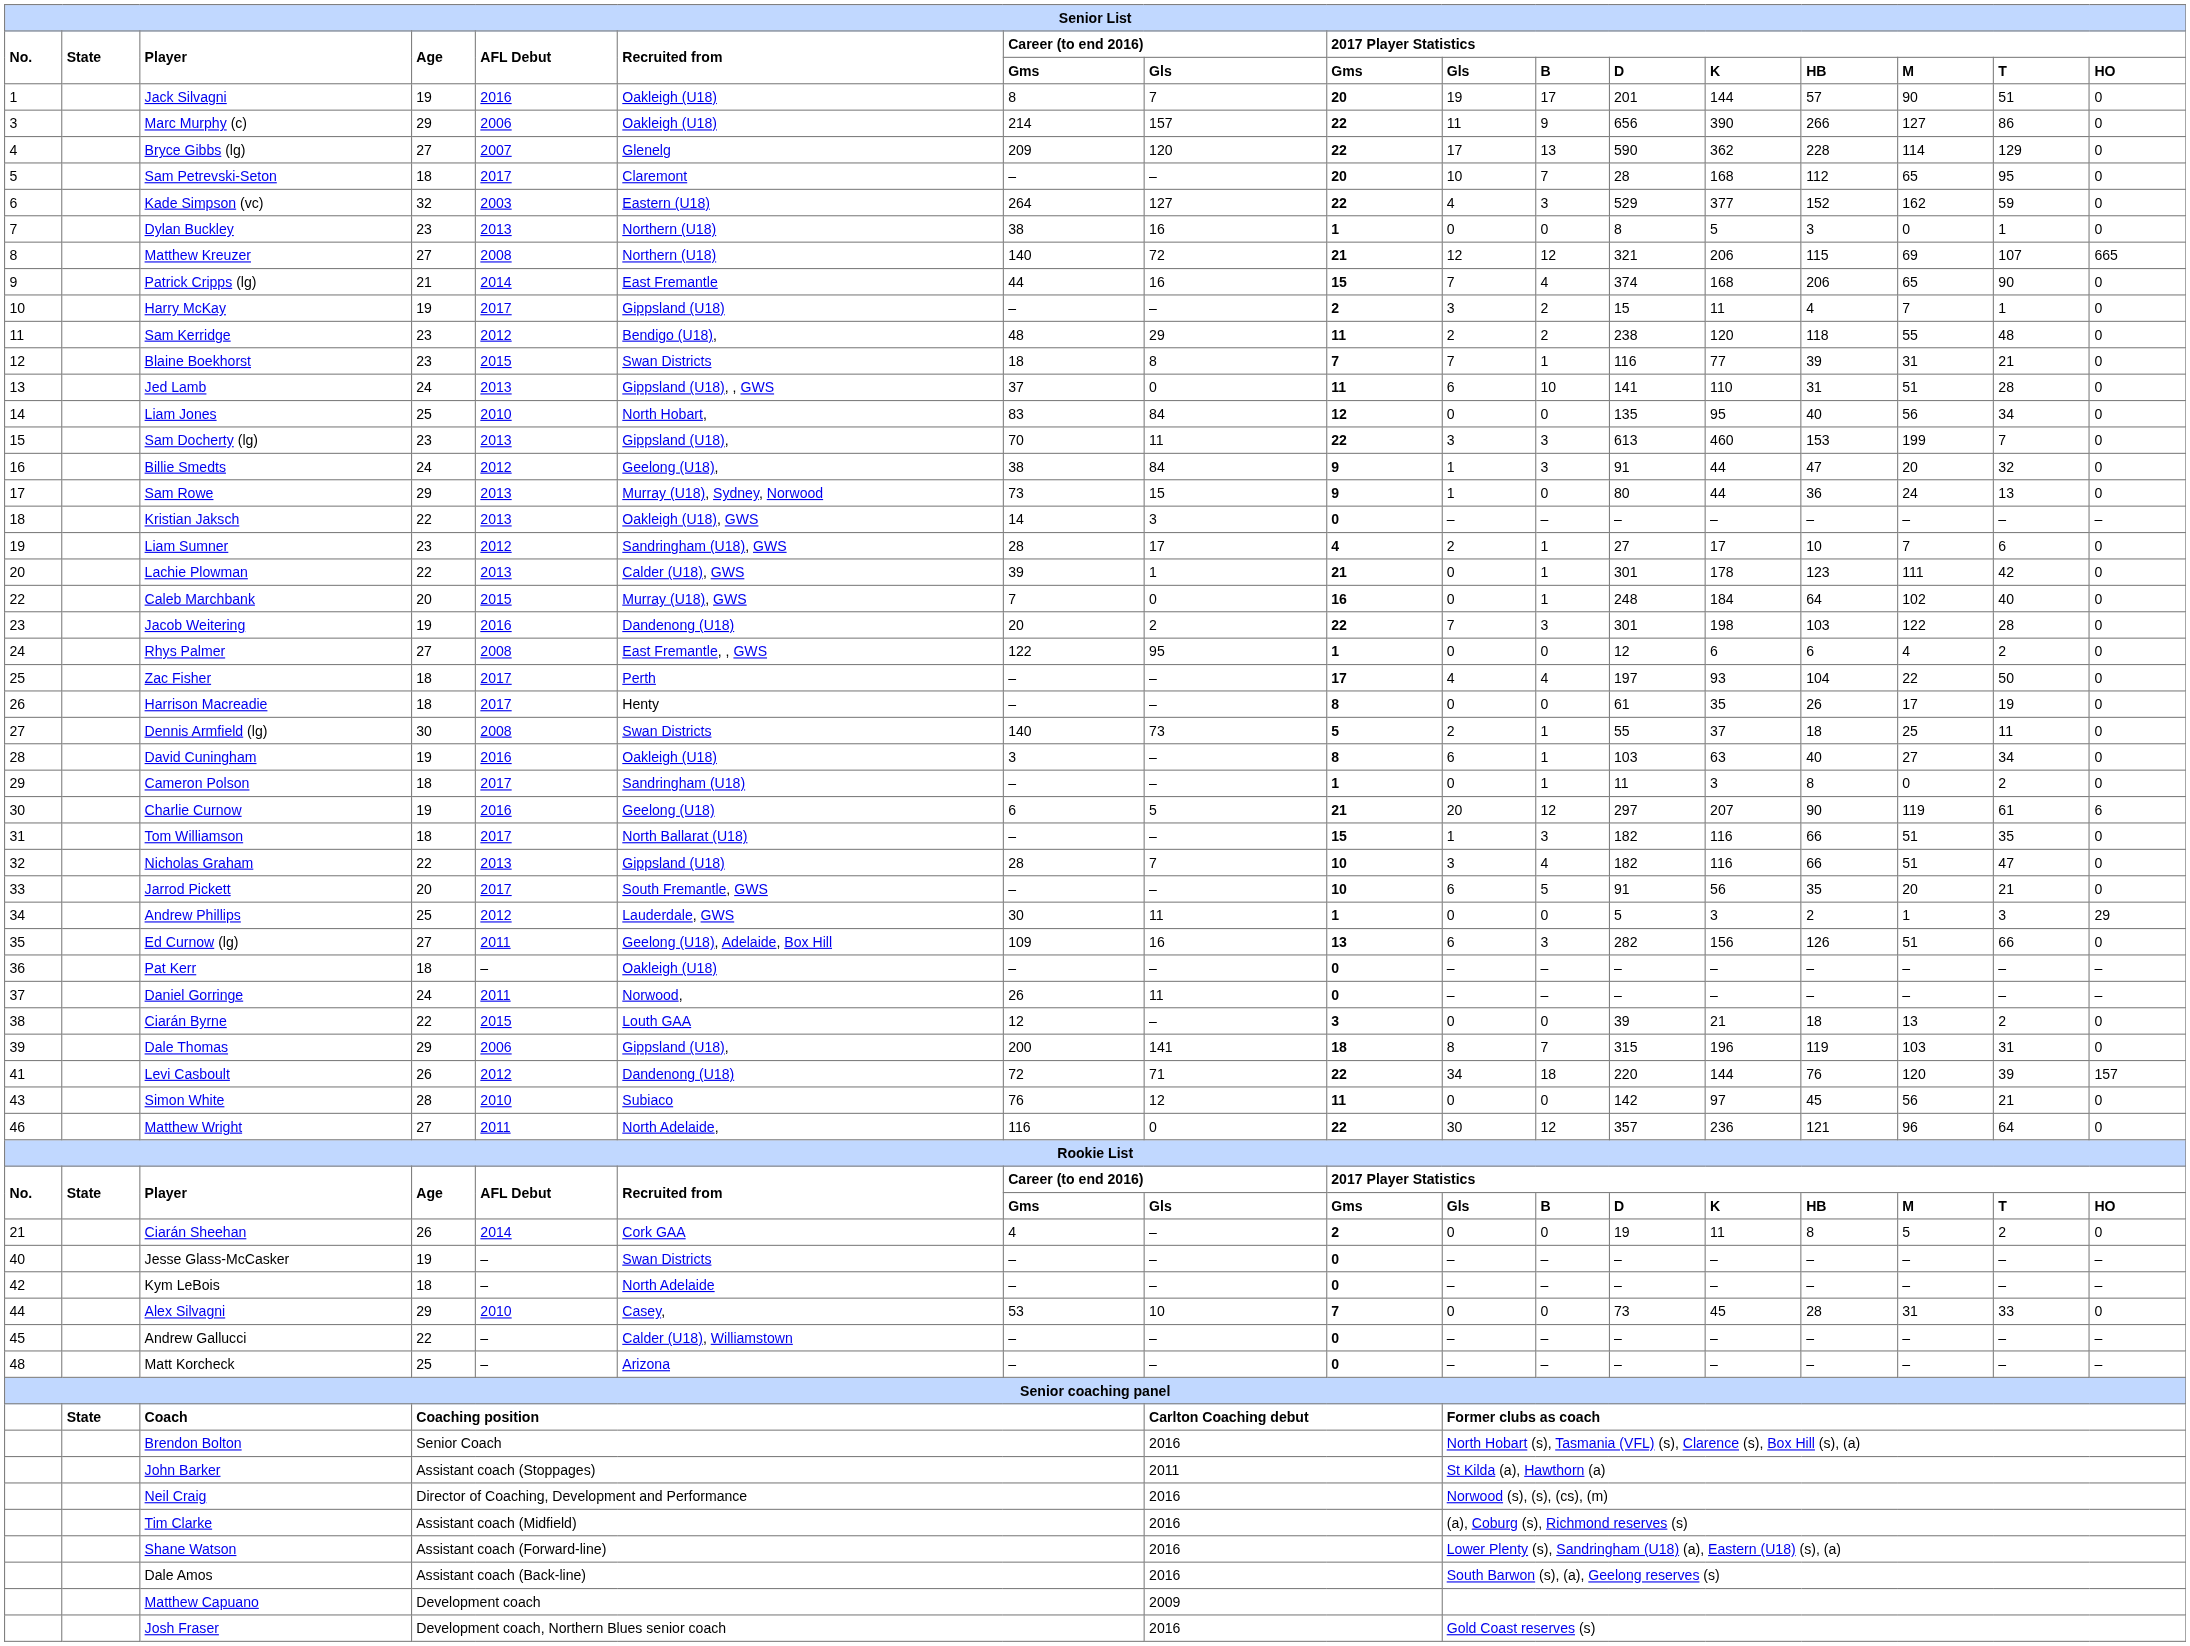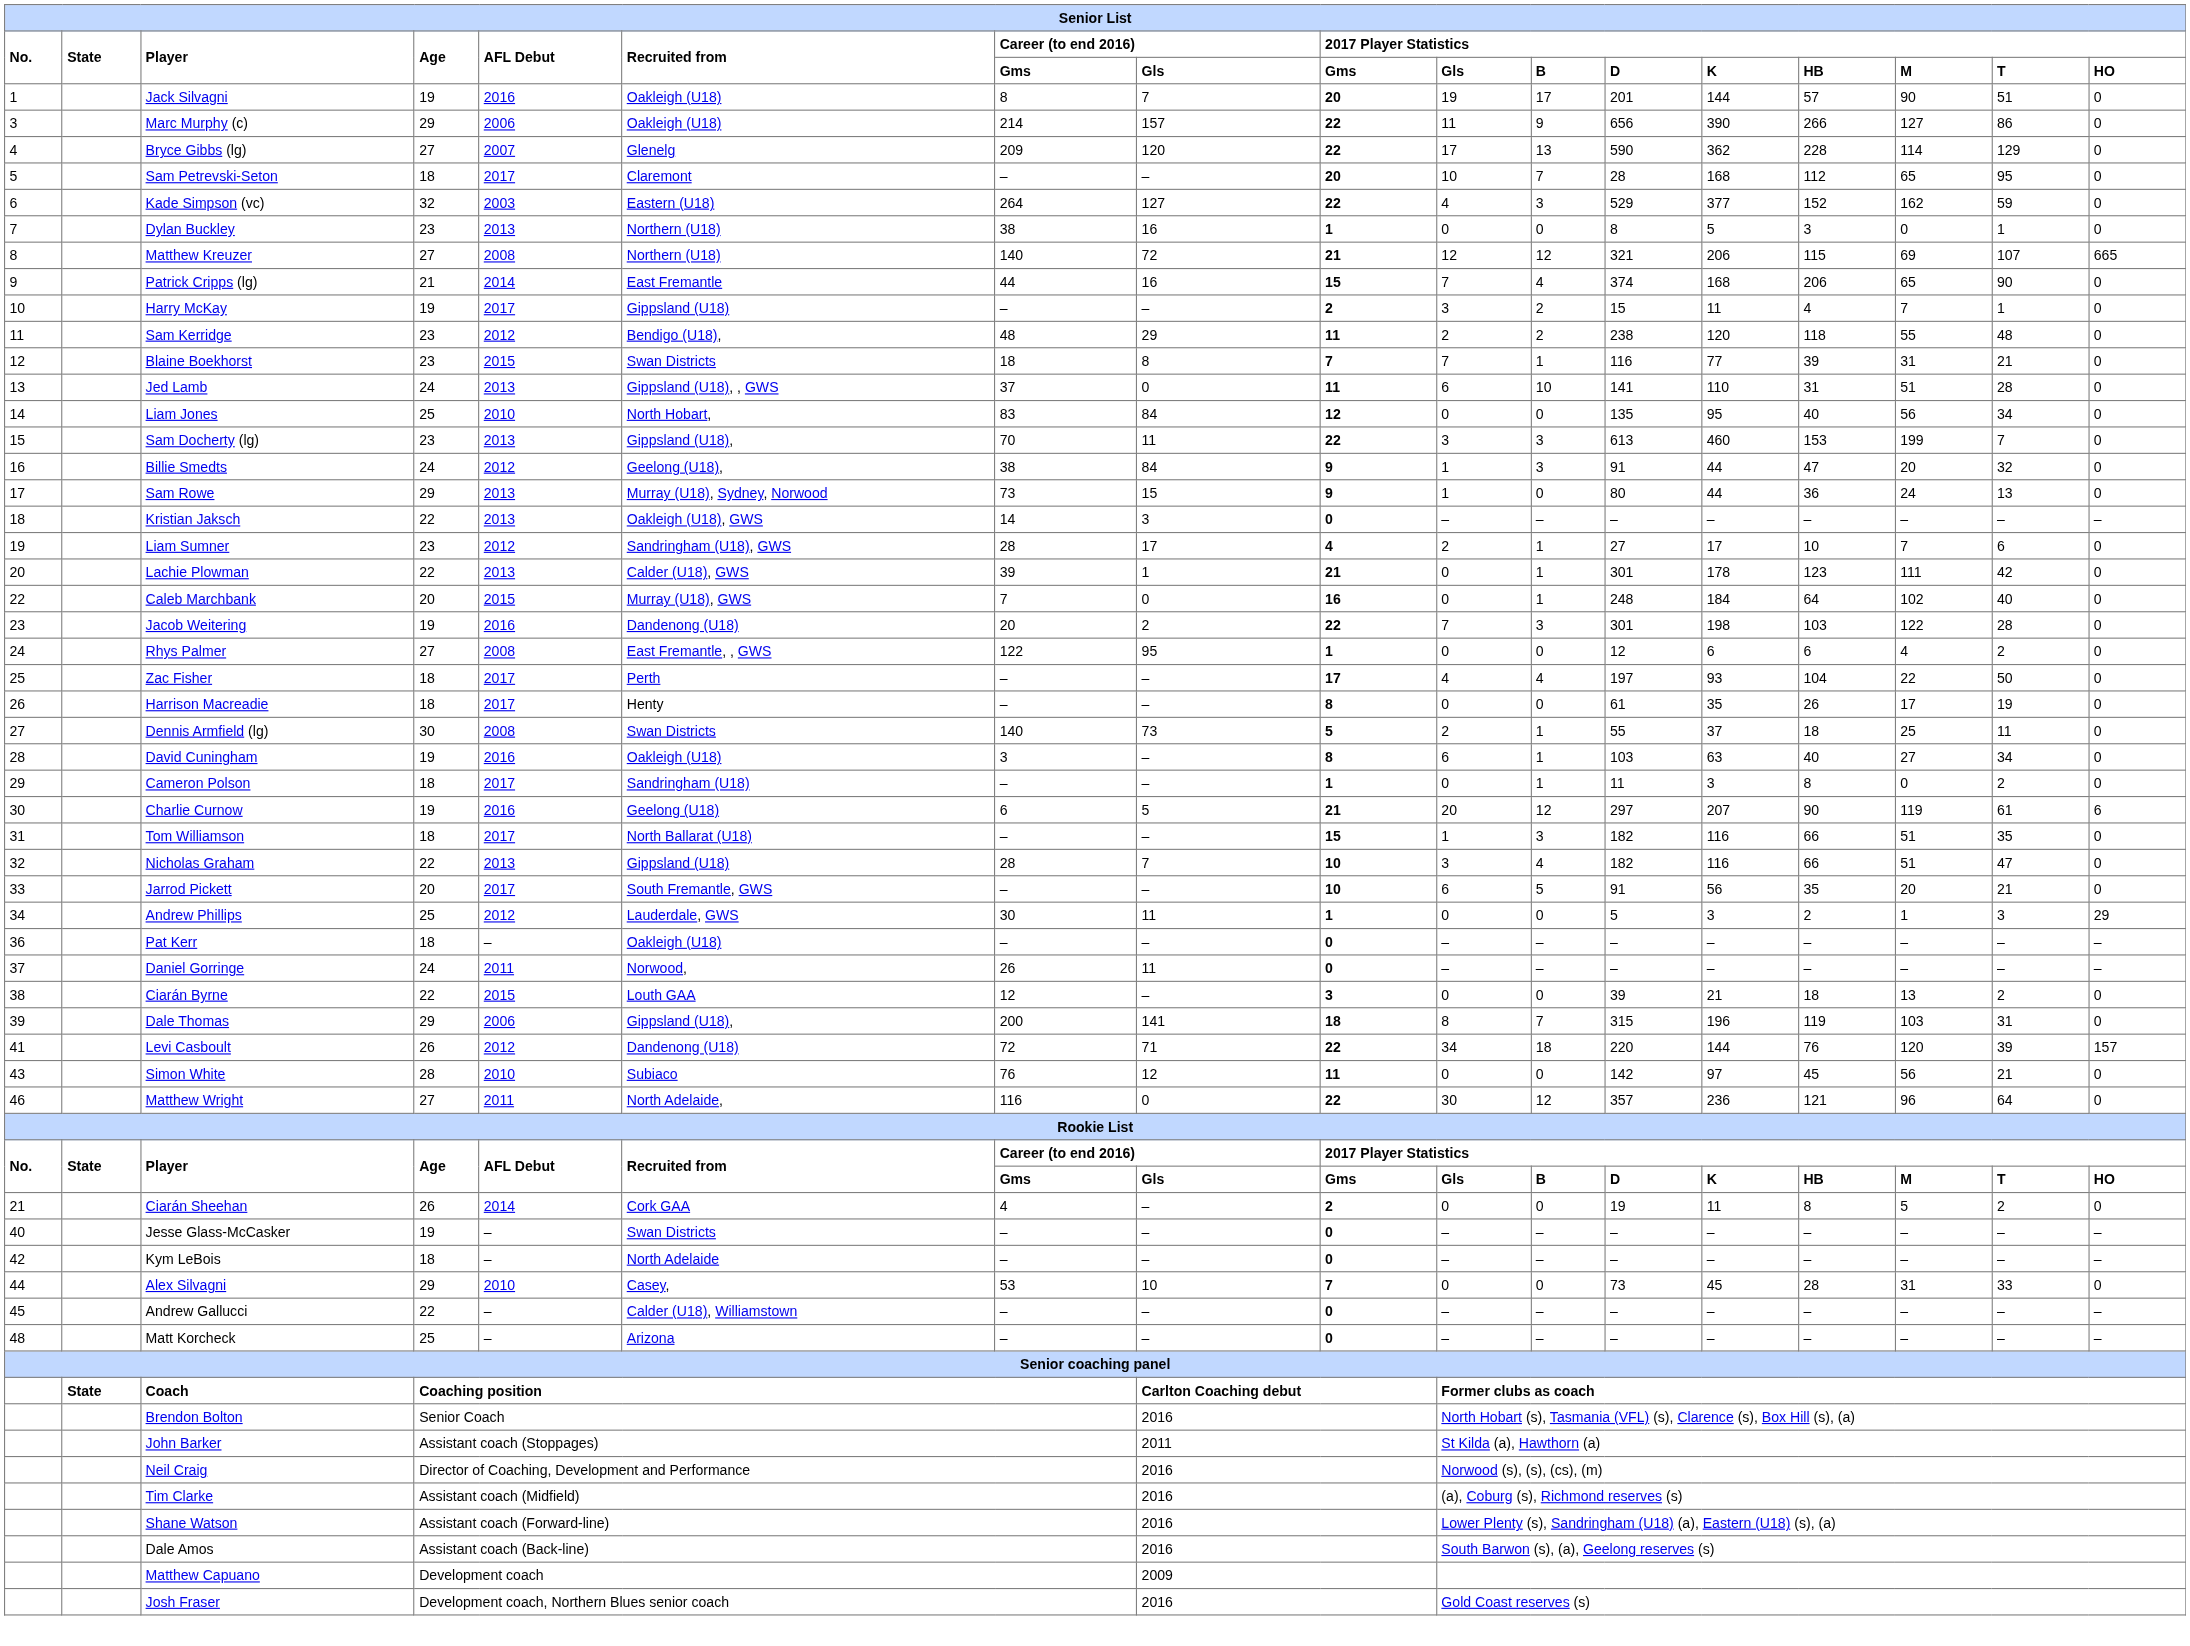- row: (17, 942)
